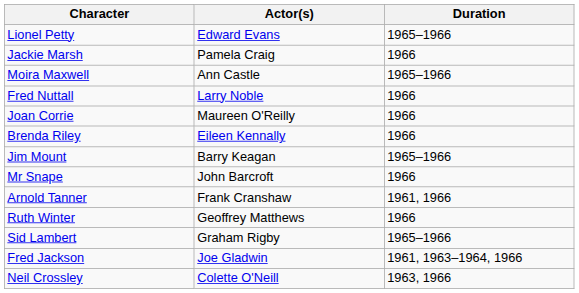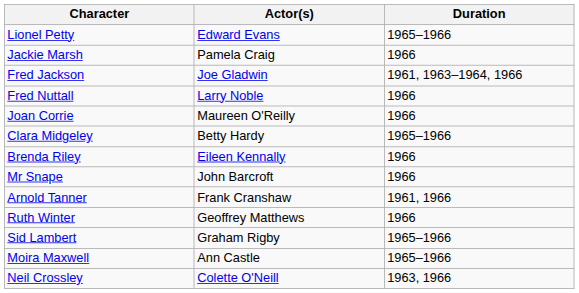rows swapped: (46, 258) <-> (48, 75)
+ row: (50, 136)
- row: (37, 156)
